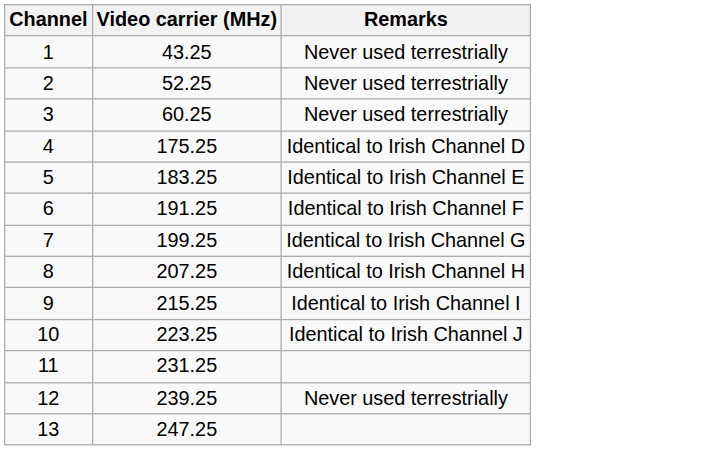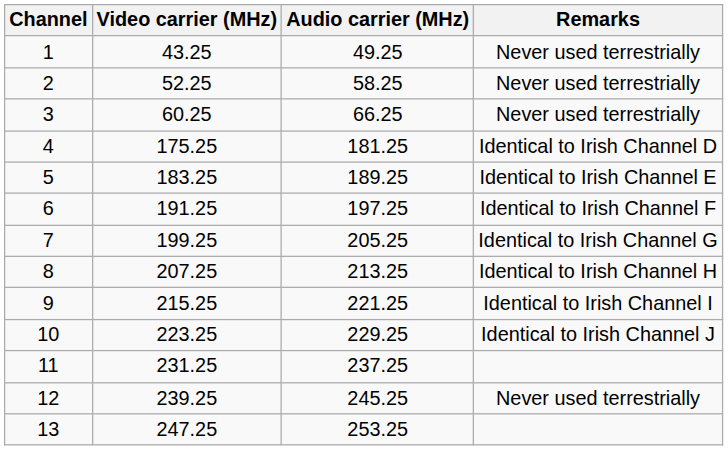+ column: (378, 20)
